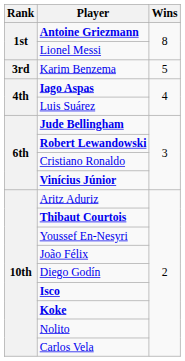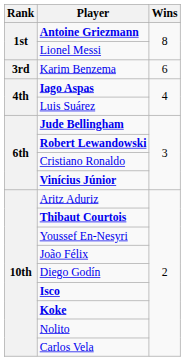(165, 69) 5 -> (165, 69) 6
